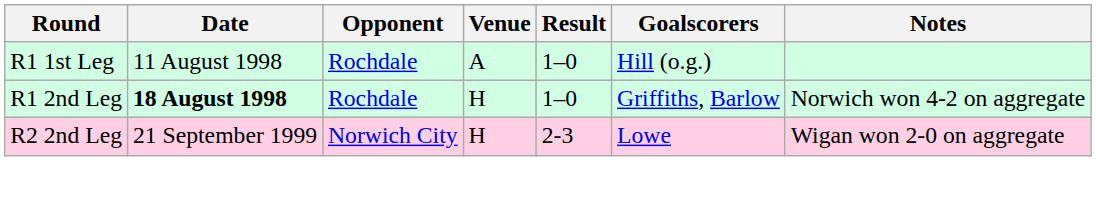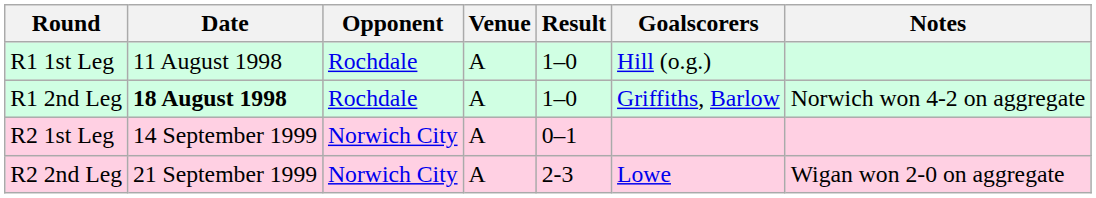(477, 98) H -> (477, 98) A
+ row: (62, 135)
(477, 135) H -> (477, 173) A
